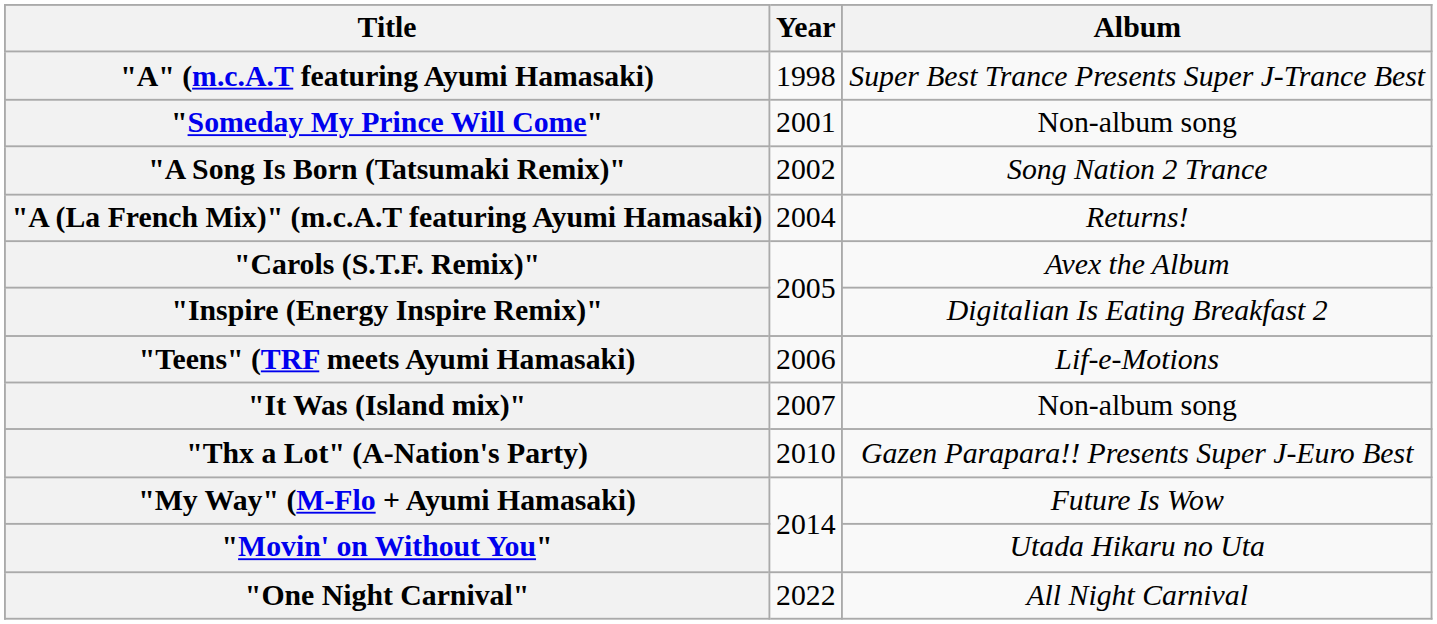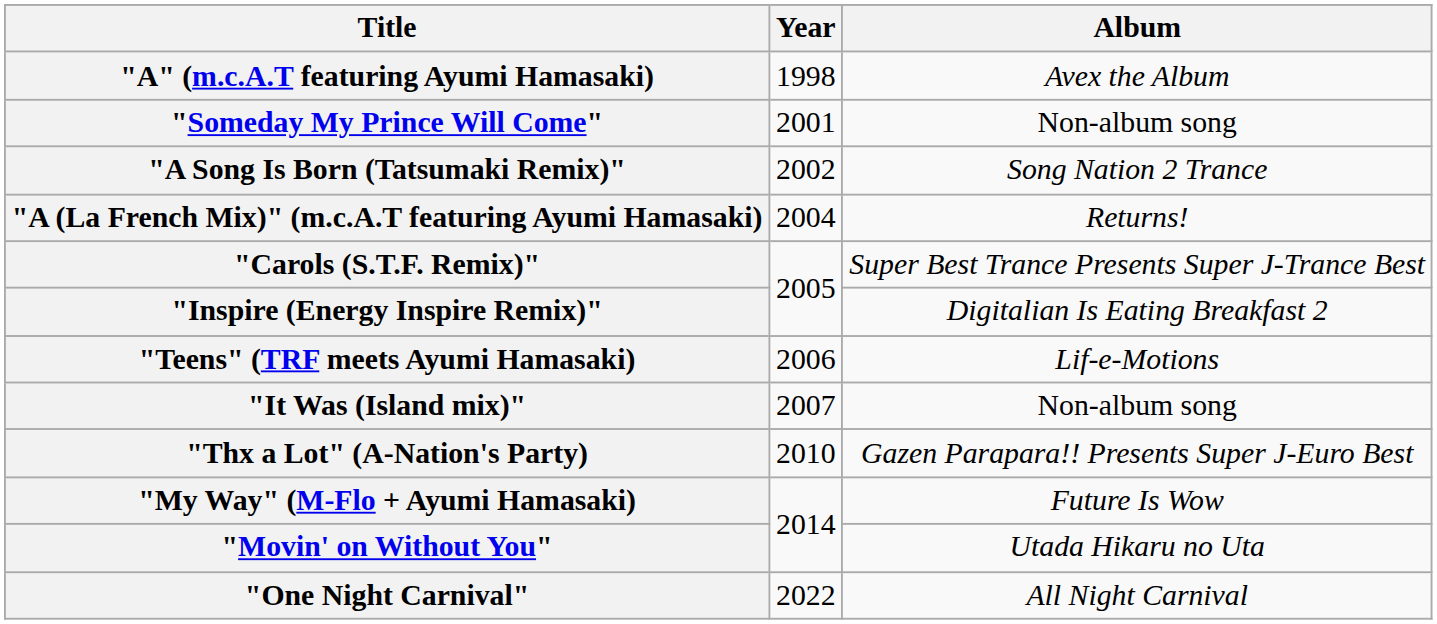(1137, 75) Super Best Trance Presents Super J-Trance Best -> (1137, 75) Avex the Album
(1137, 264) Avex the Album -> (1137, 264) Super Best Trance Presents Super J-Trance Best
